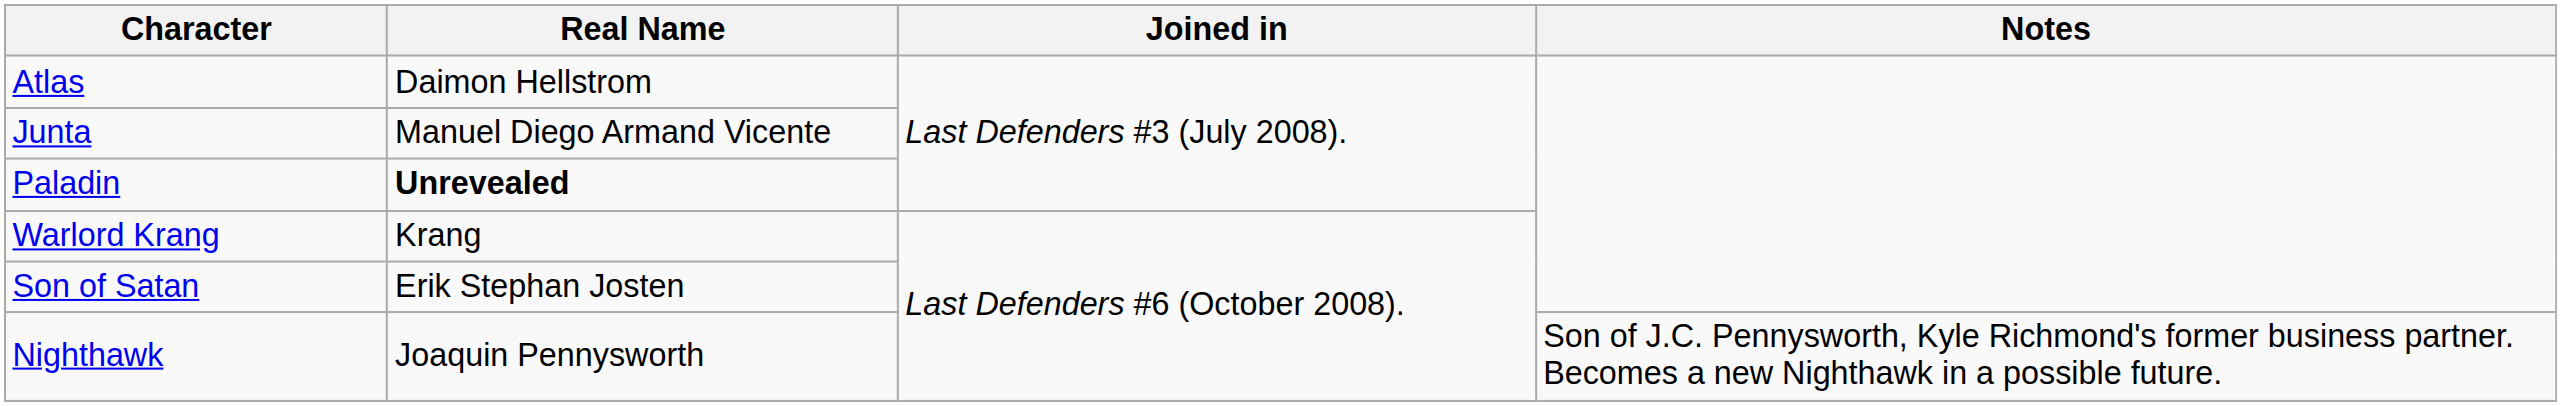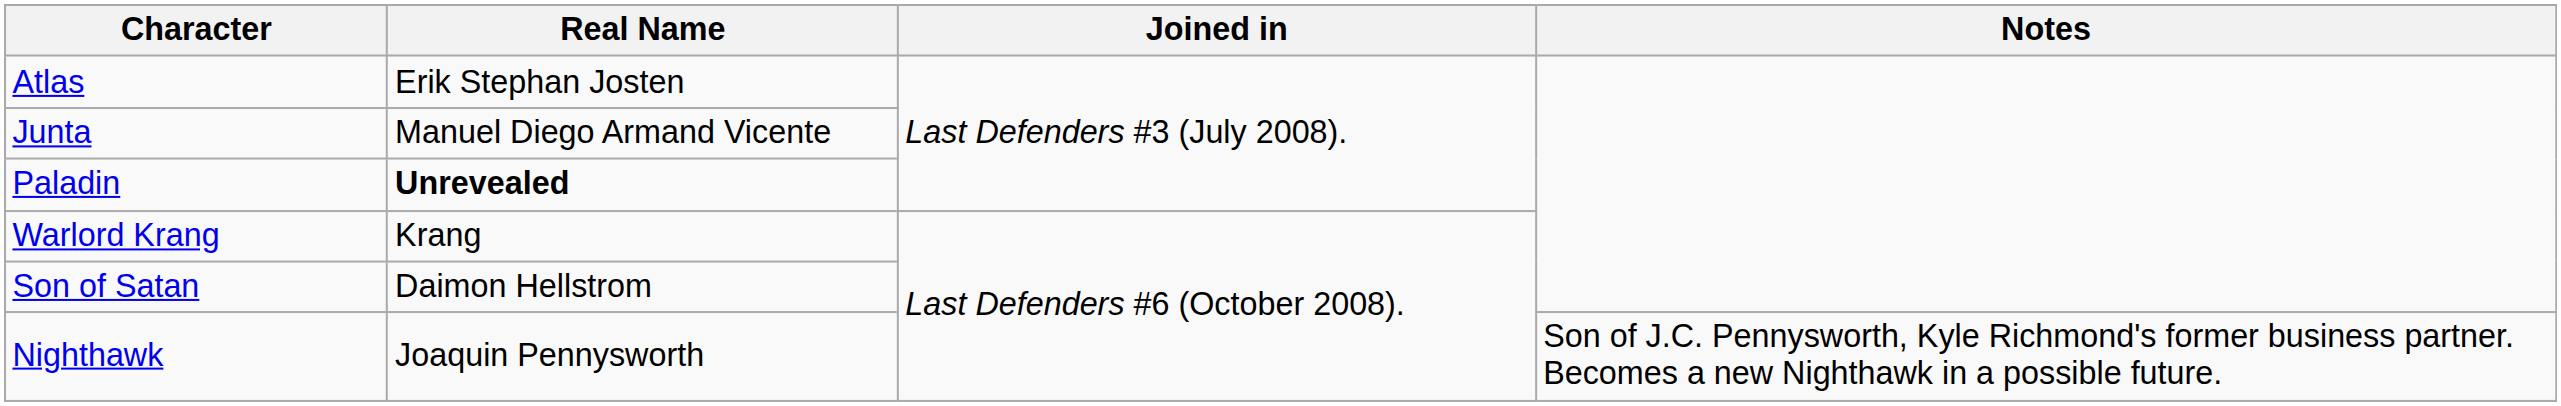(524, 81) Daimon Hellstrom -> (540, 81) Erik Stephan Josten
(540, 286) Erik Stephan Josten -> (524, 286) Daimon Hellstrom
